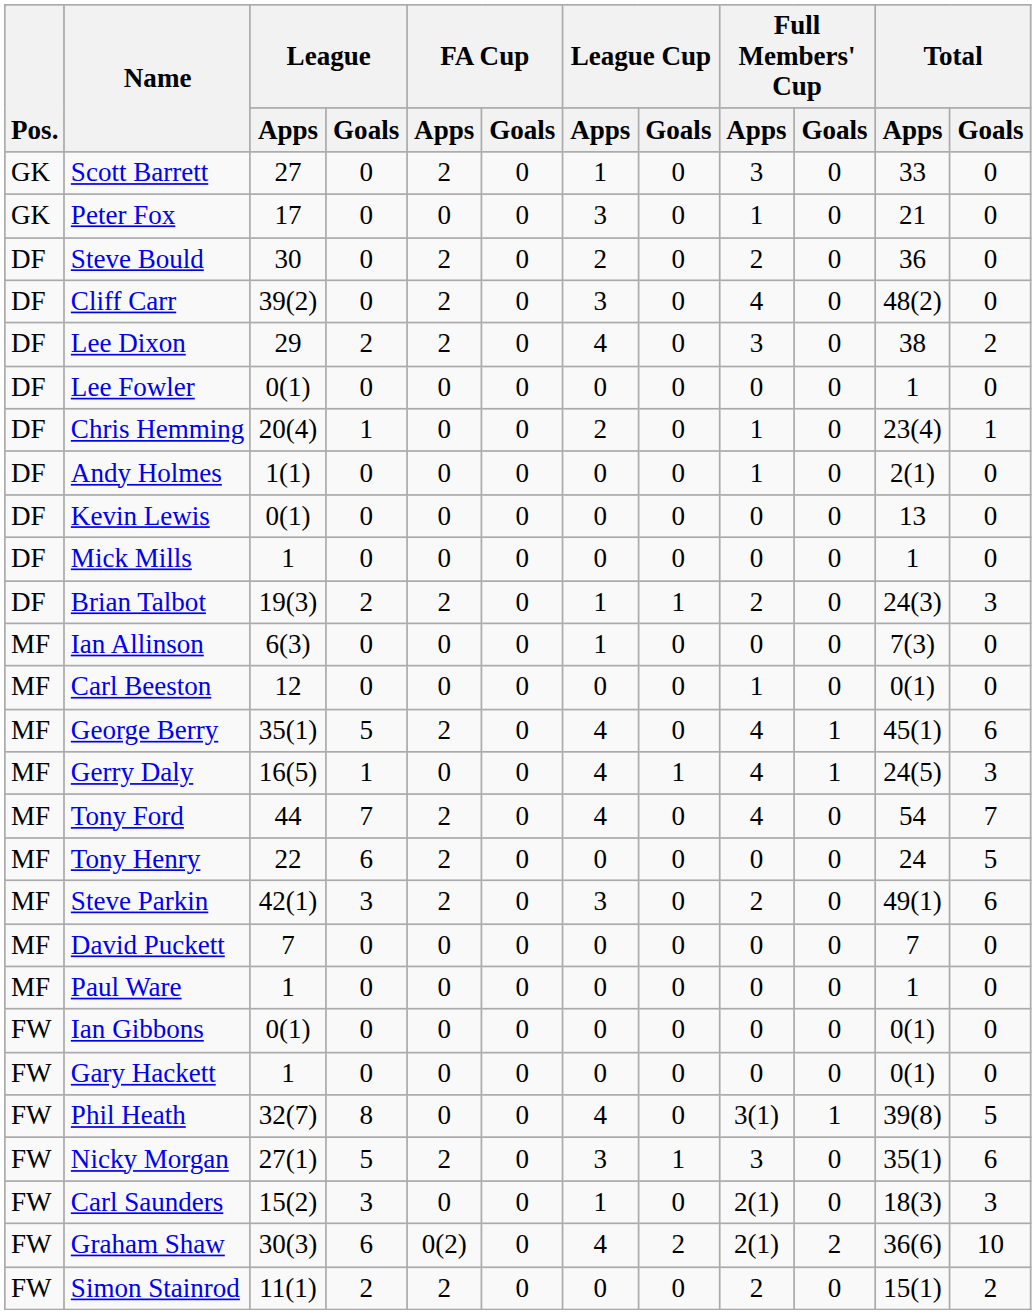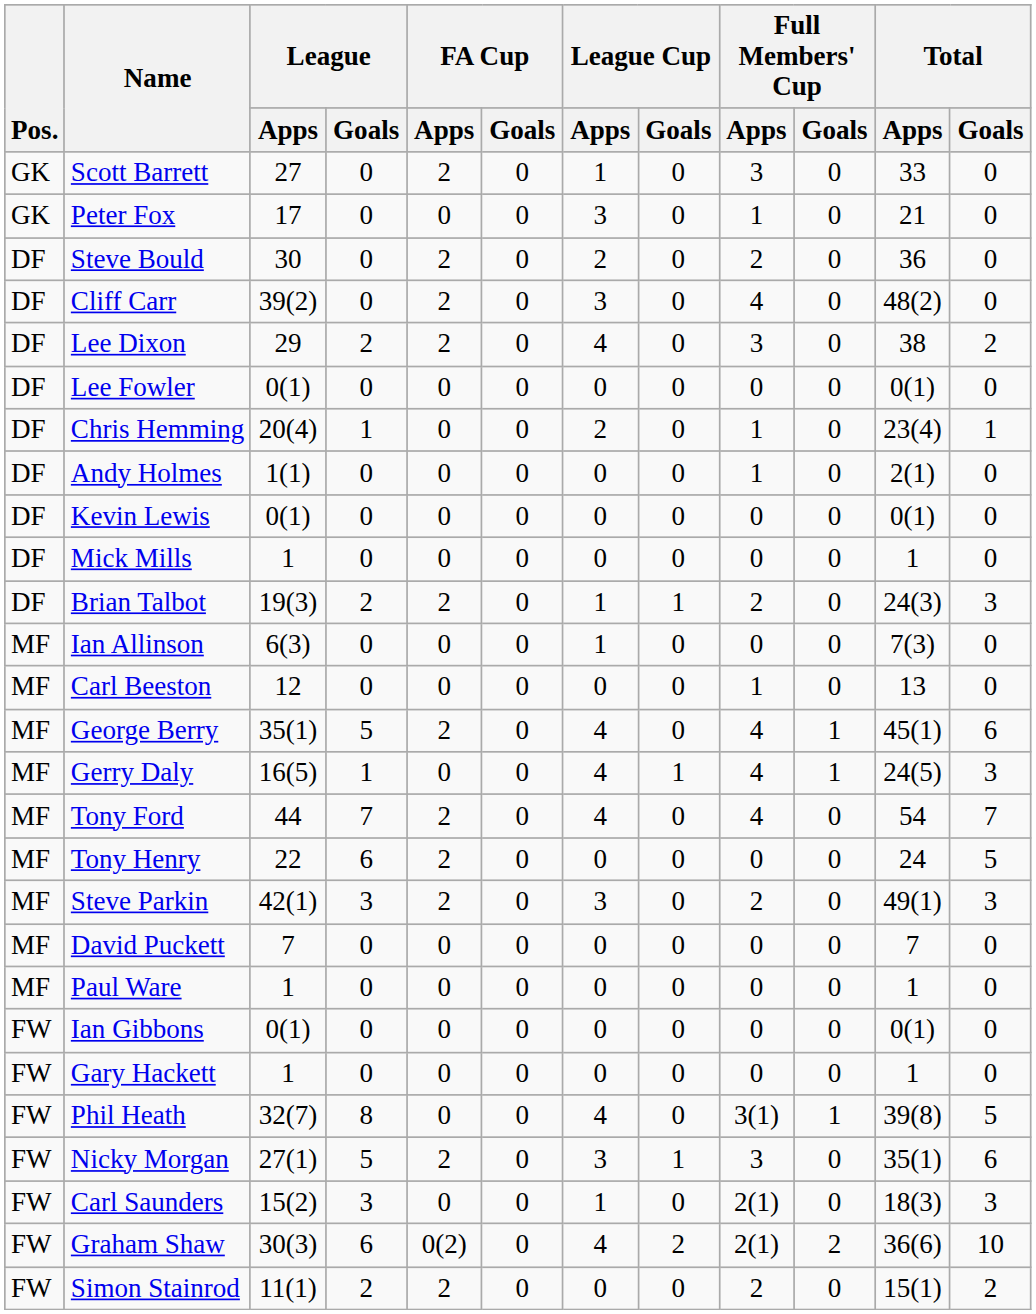(913, 386) 1 -> (913, 386) 0(1)
(913, 515) 13 -> (913, 515) 0(1)
(913, 687) 0(1) -> (913, 687) 13
(991, 901) 6 -> (991, 901) 3
(913, 1073) 0(1) -> (913, 1073) 1
